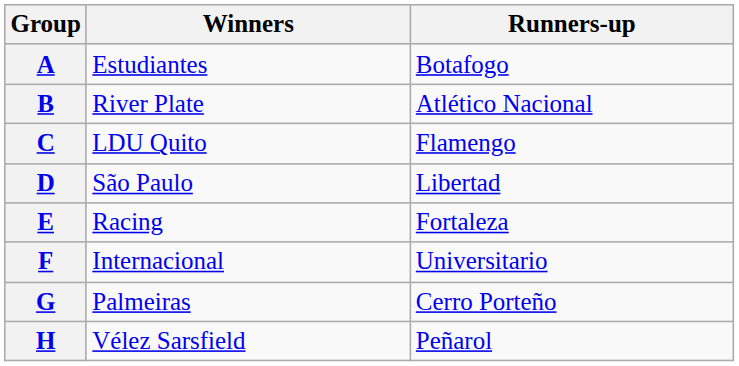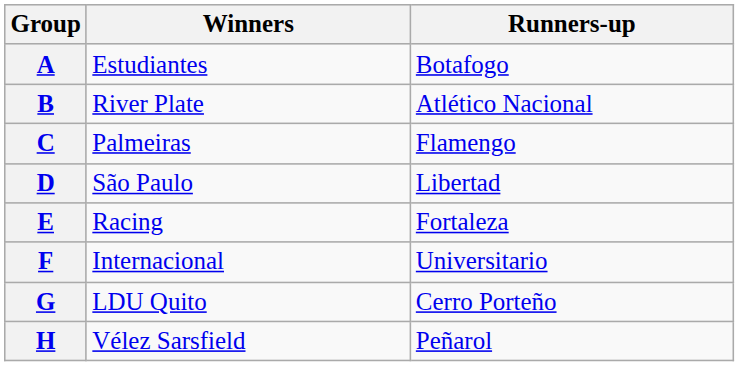(150, 143) LDU Quito -> (142, 143) Palmeiras
(142, 301) Palmeiras -> (150, 301) LDU Quito
